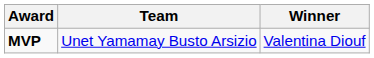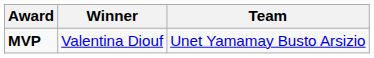columns swapped: (315, 16) <-> (159, 16)
